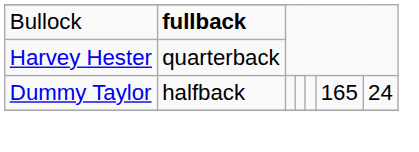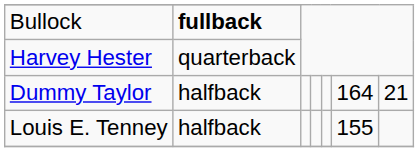(339, 92) 165 -> (355, 92) 164
(380, 92) 24 -> (396, 92) 21
+ row: (89, 127)
